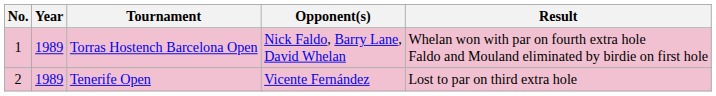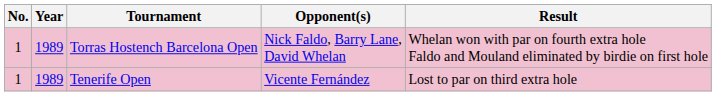(18, 79) 2 -> (18, 79) 1
